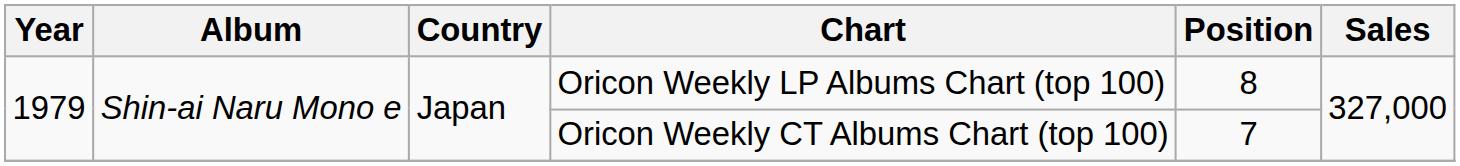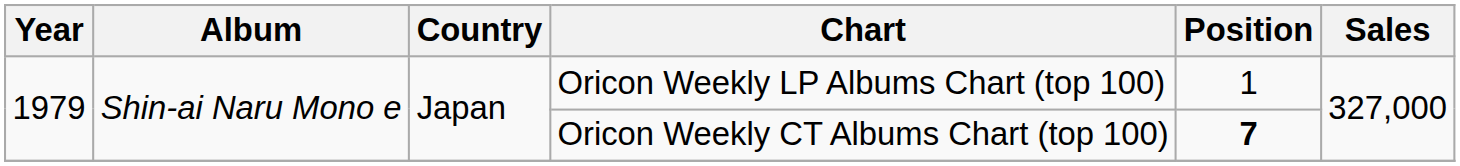(1249, 82) 8 -> (1249, 82) 1
(1249, 134) normal -> (1249, 134) bold
